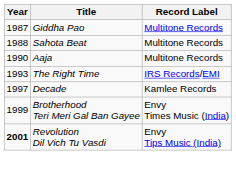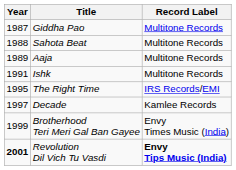(17, 58) 1990 -> (17, 58) 1989
+ row: (42, 74)
(17, 74) 1993 -> (17, 89) 1995
(183, 137) normal -> (185, 152) bold
